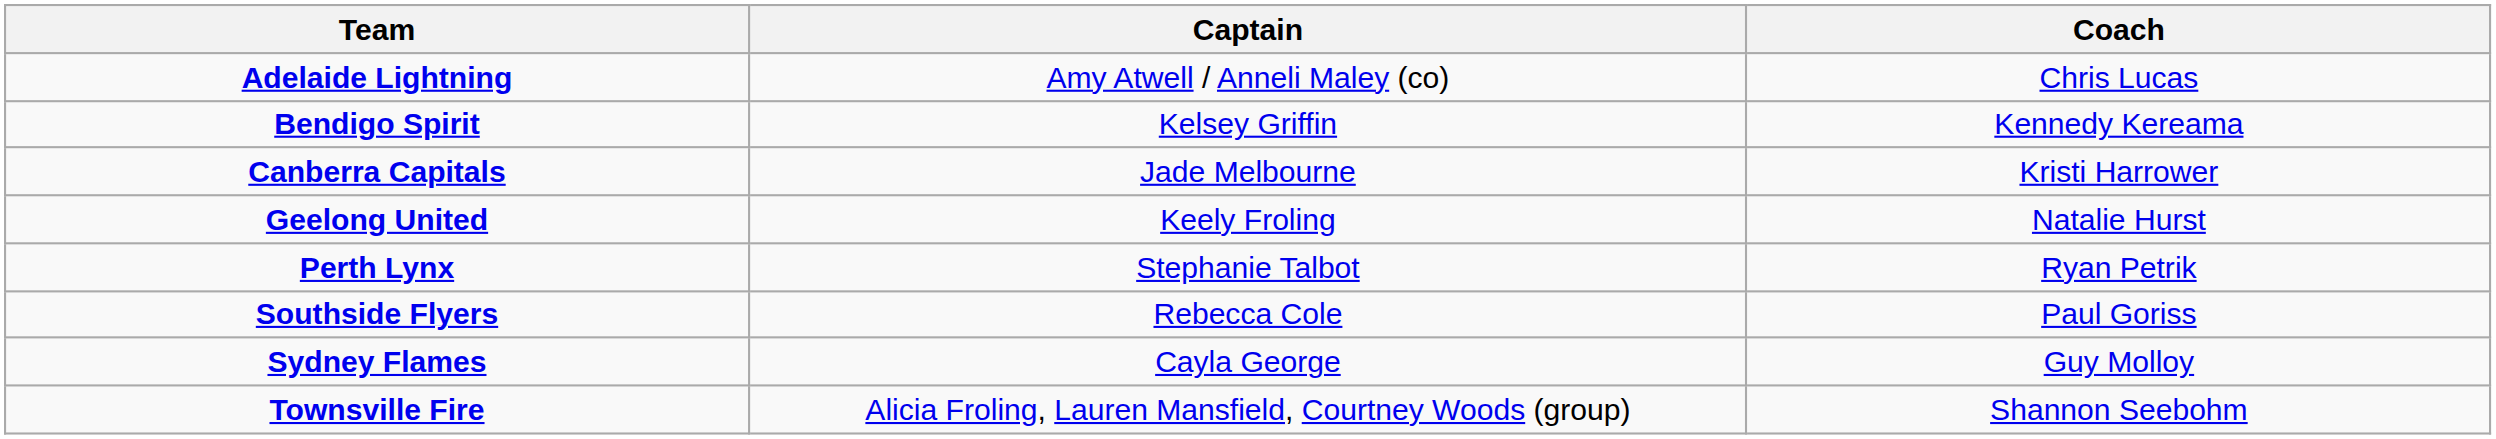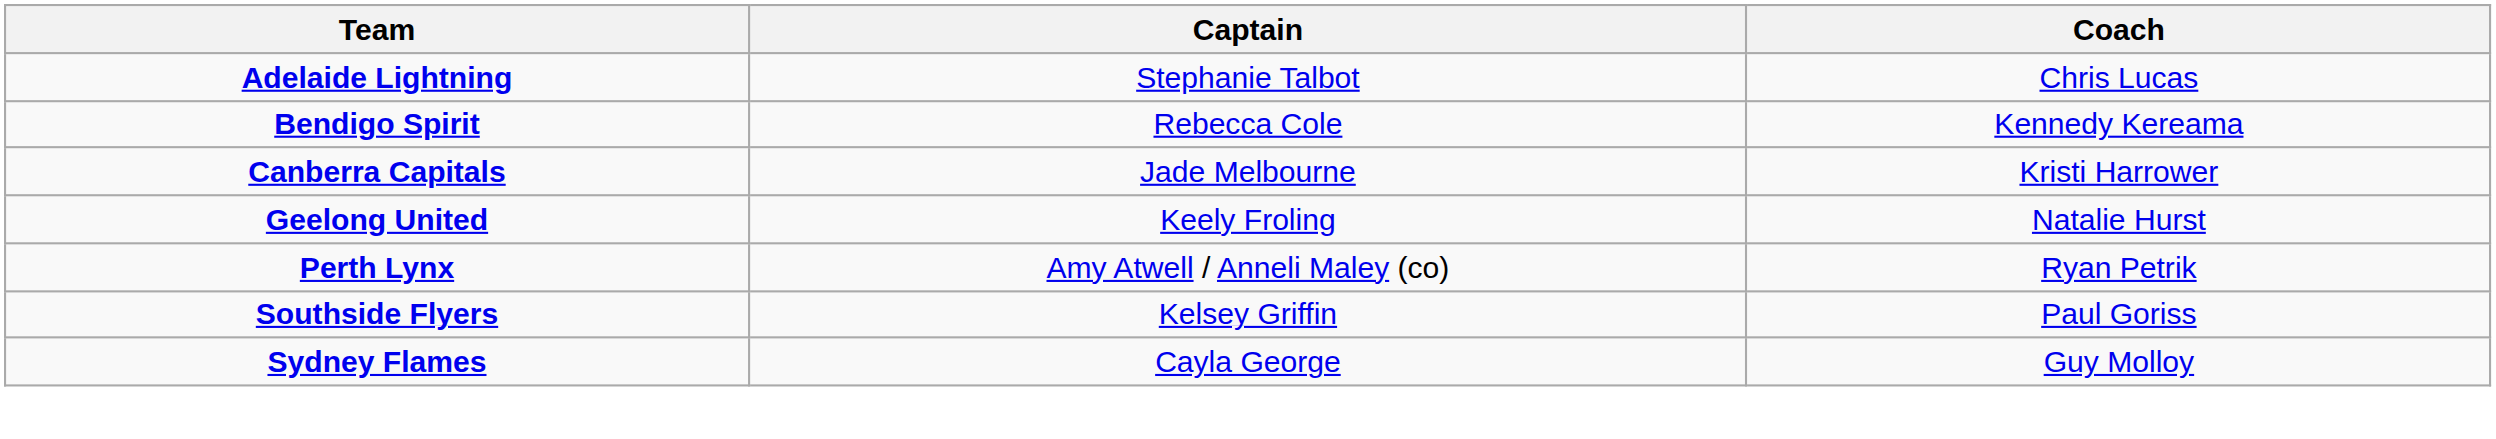(1248, 77) Amy Atwell / Anneli Maley (co) -> (1248, 77) Stephanie Talbot
(1248, 124) Kelsey Griffin -> (1248, 124) Rebecca Cole
(1248, 267) Stephanie Talbot -> (1248, 267) Amy Atwell / Anneli Maley (co)
(1248, 314) Rebecca Cole -> (1248, 314) Kelsey Griffin
- row: (377, 410)
